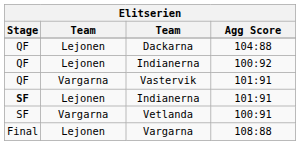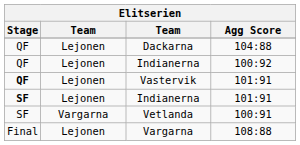(23, 81) normal -> (23, 81) bold
(83, 81) Vargarna -> (83, 81) Lejonen
